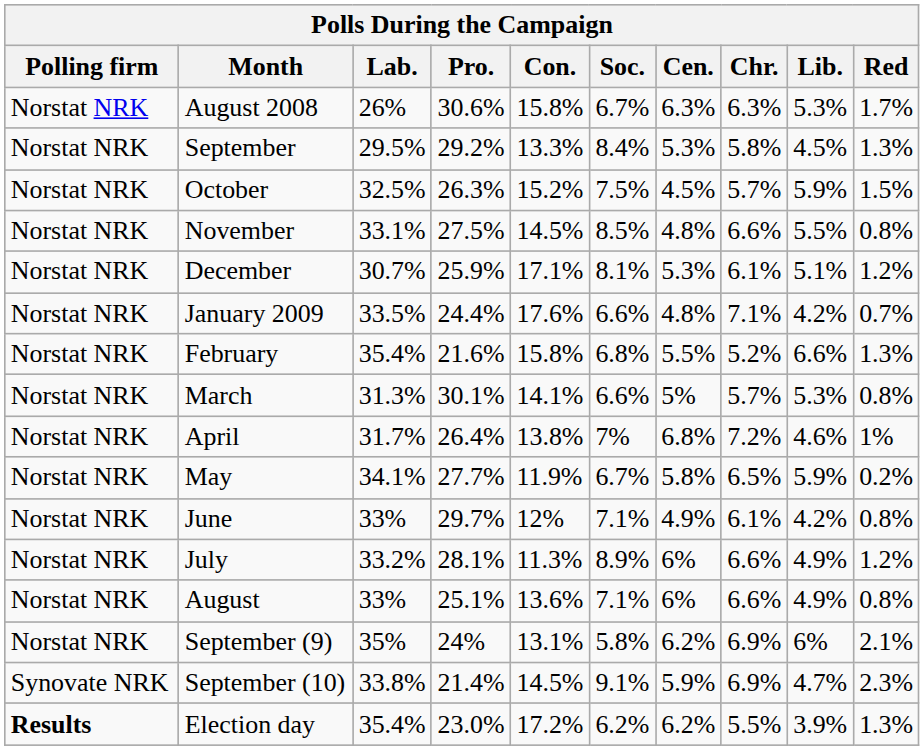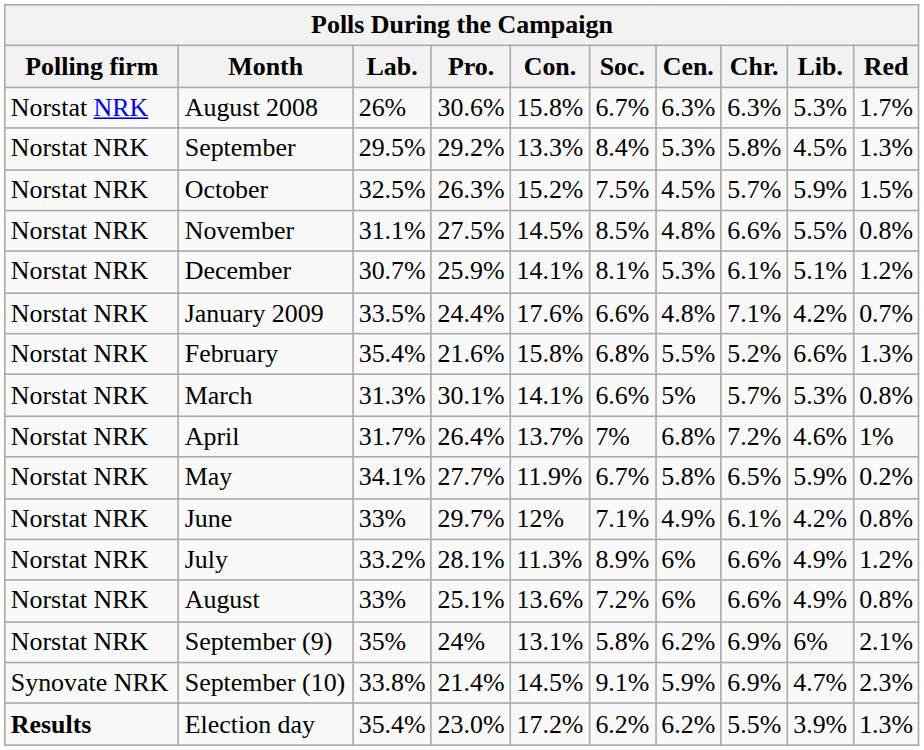(392, 230) 33.1% -> (392, 230) 31.1%
(550, 271) 17.1% -> (550, 271) 14.1%
(550, 436) 13.8% -> (550, 436) 13.7%
(622, 600) 7.1% -> (622, 600) 7.2%
